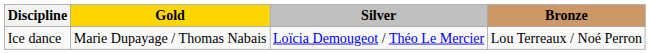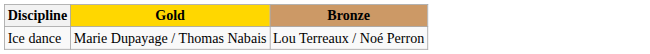- column: (379, 15)
